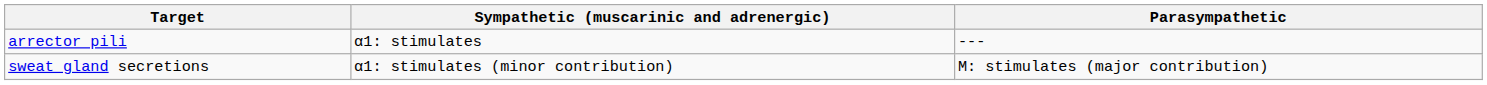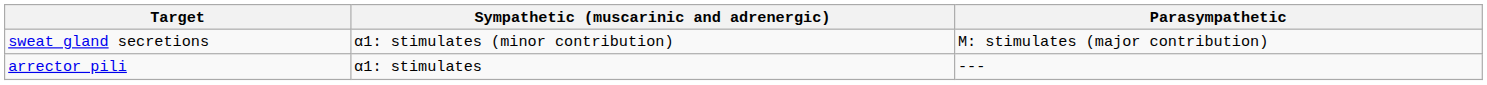rows swapped: (109, 67) <-> (68, 42)
